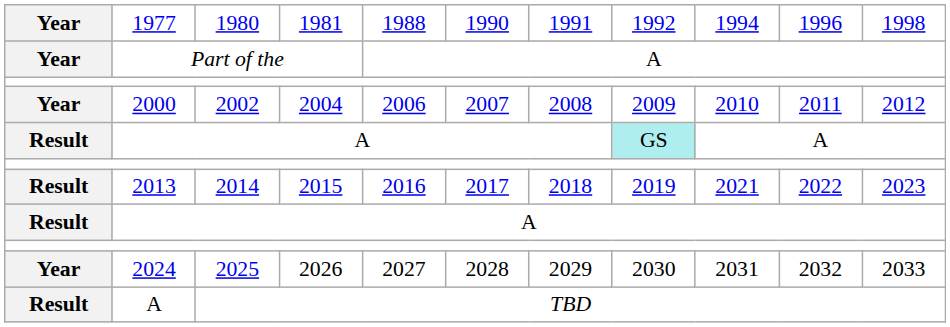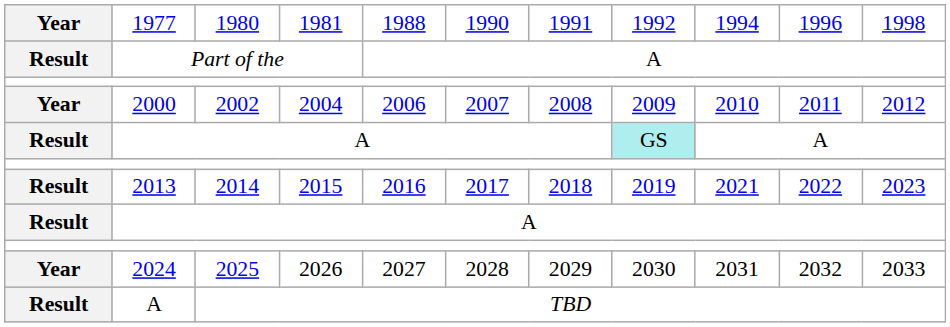(59, 58) Year -> (59, 58) Result
